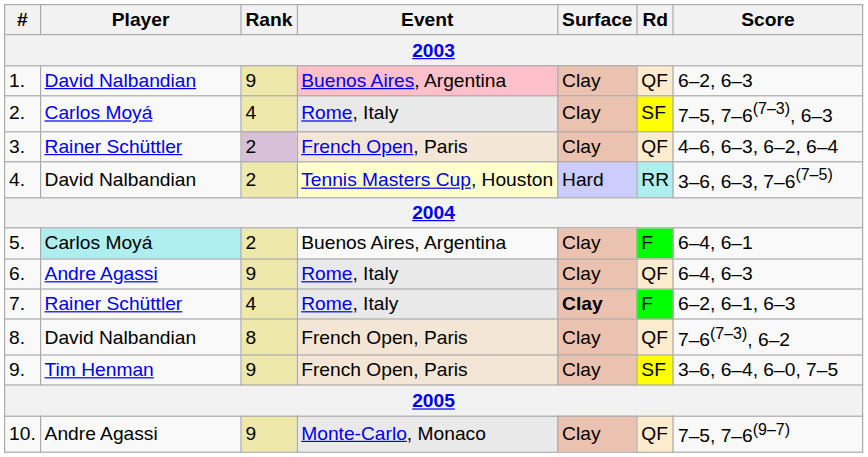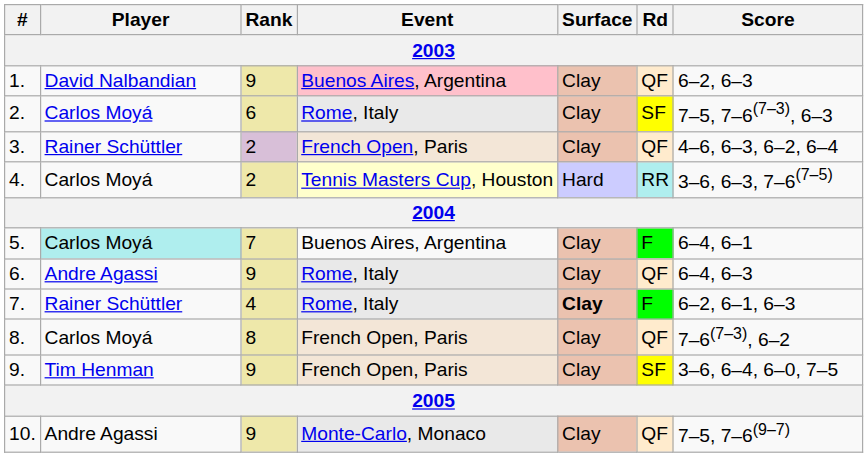(251, 113) 4 -> (251, 113) 6
(120, 179) David Nalbandian -> (98, 179) Carlos Moyá
(251, 243) 2 -> (251, 243) 7
(120, 337) David Nalbandian -> (98, 337) Carlos Moyá
